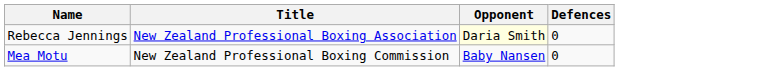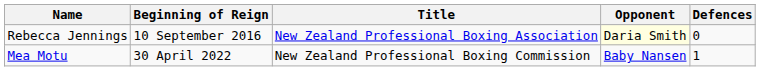+ column: (201, 15)
(555, 55) 0 -> (696, 55) 1
